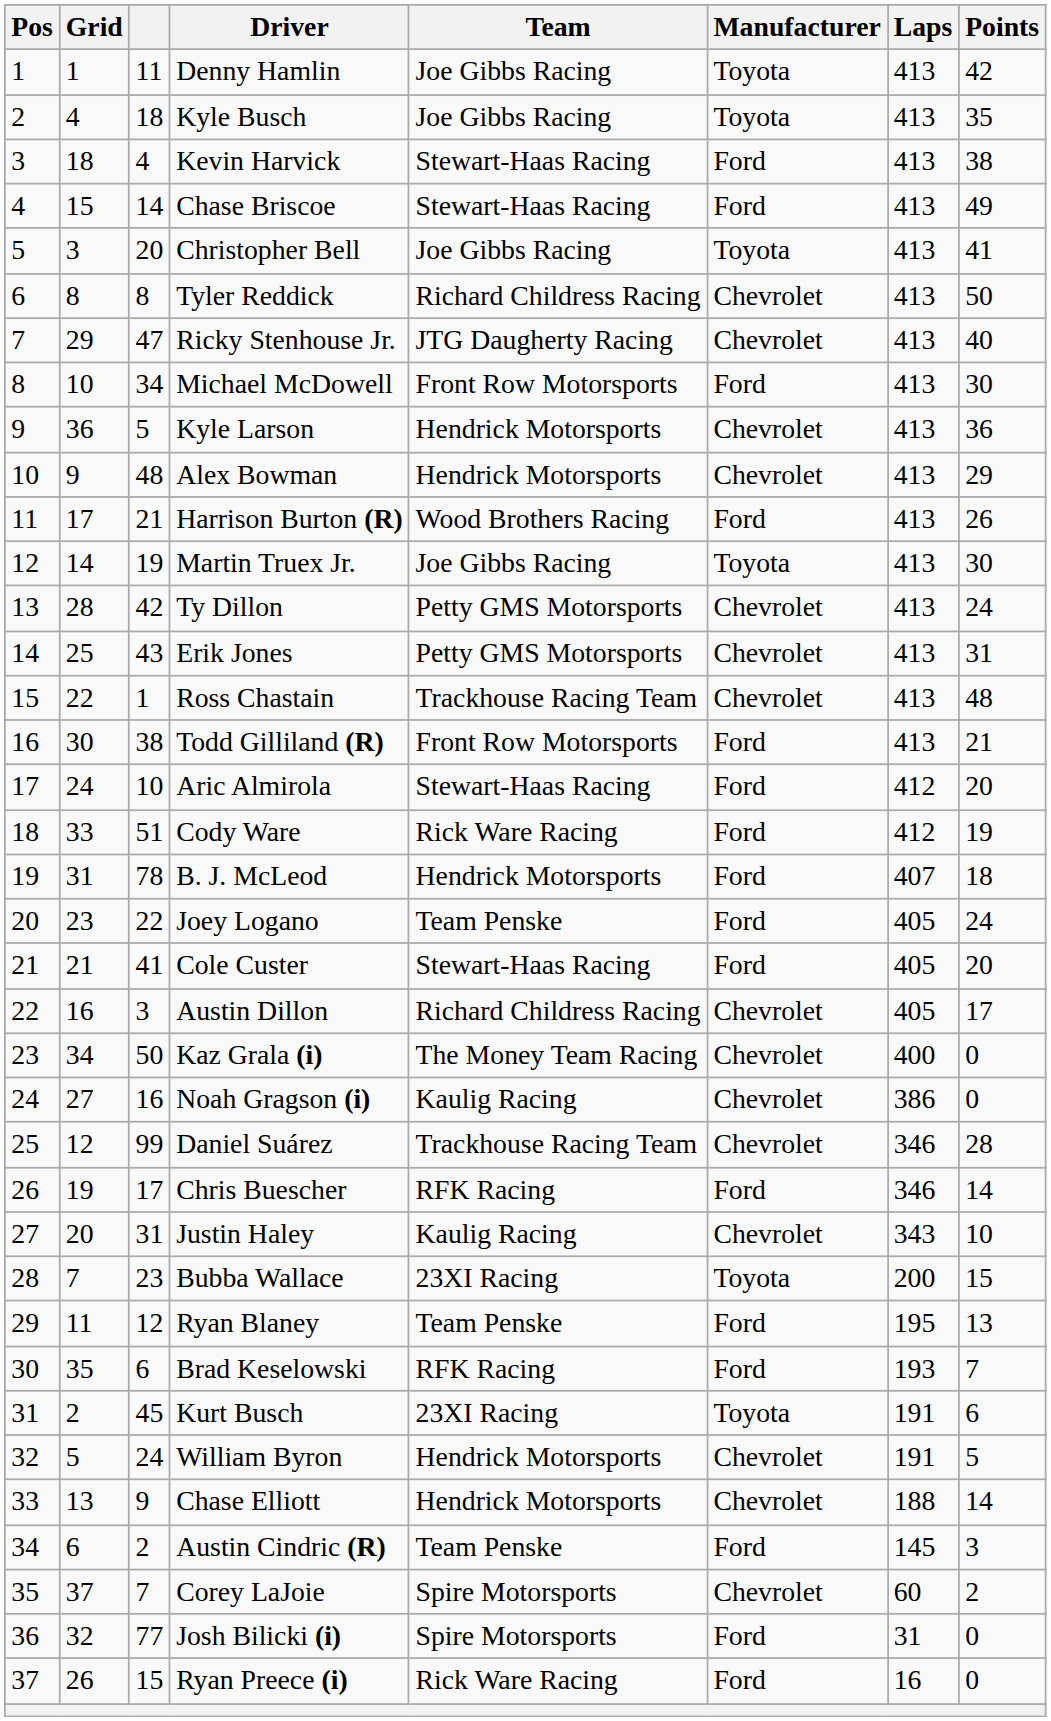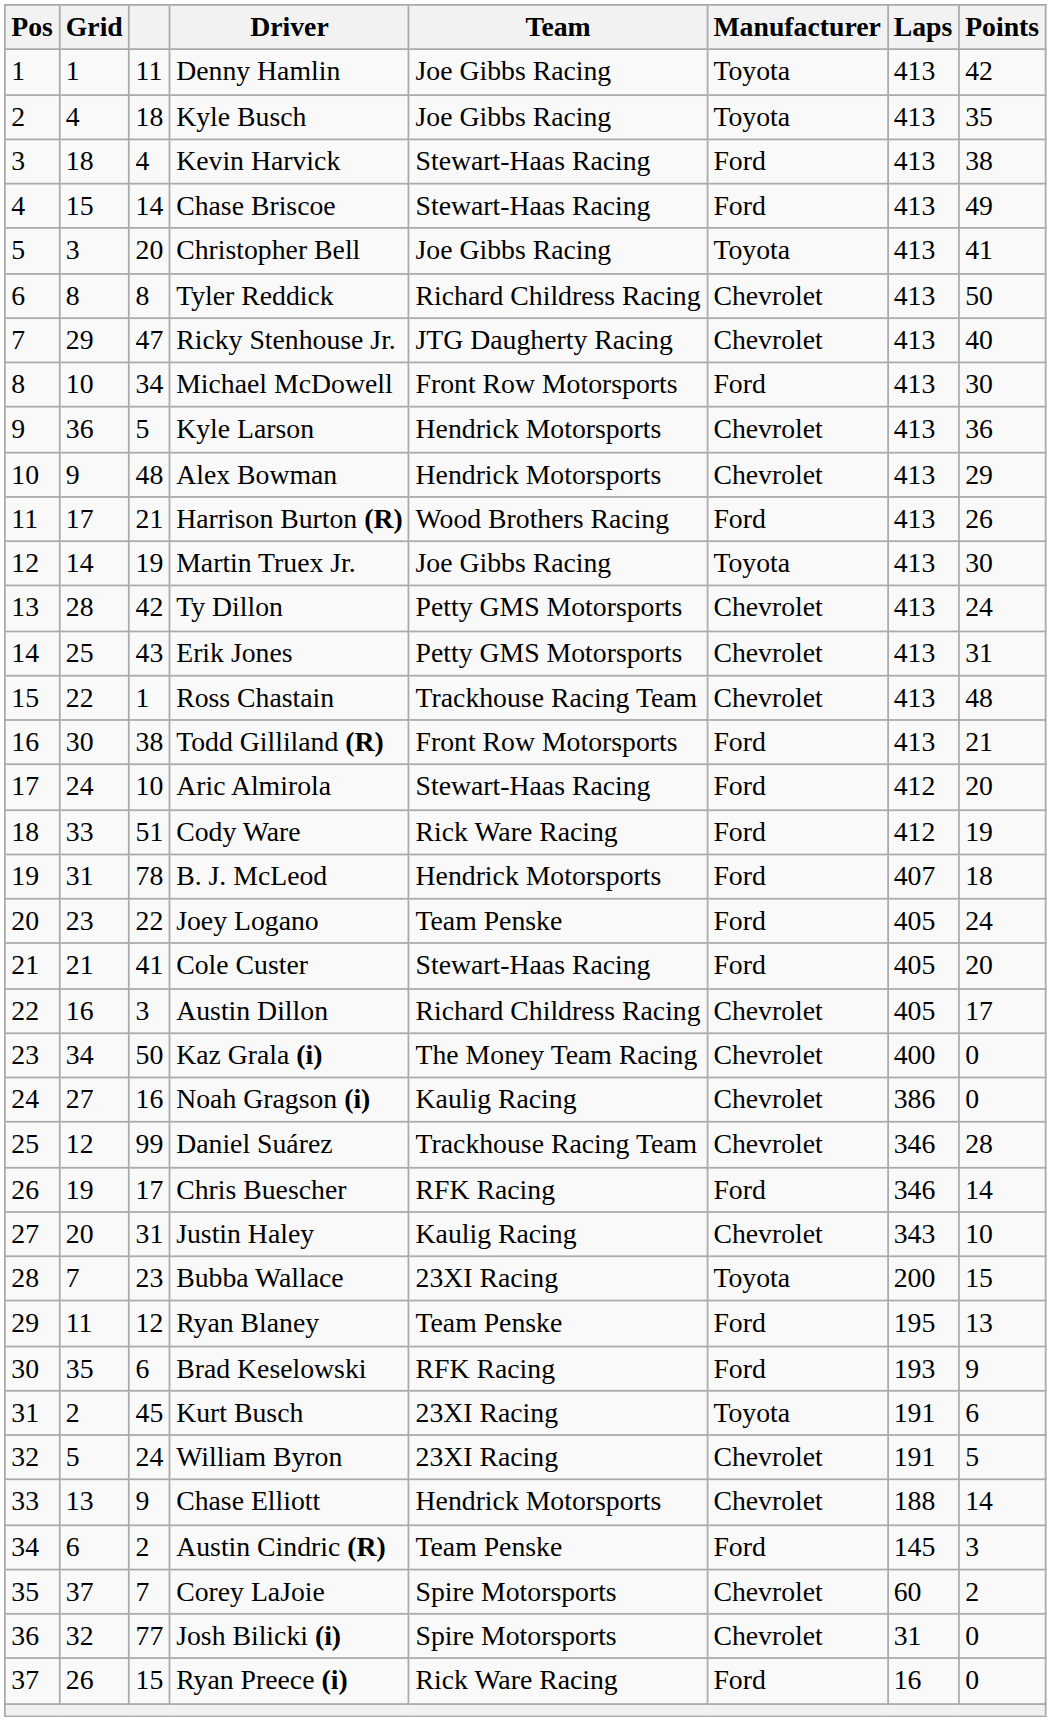(972, 1367) 7 -> (972, 1367) 9
(538, 1456) Hendrick Motorsports -> (487, 1456) 23XI Racing
(740, 1635) Ford -> (768, 1635) Chevrolet
